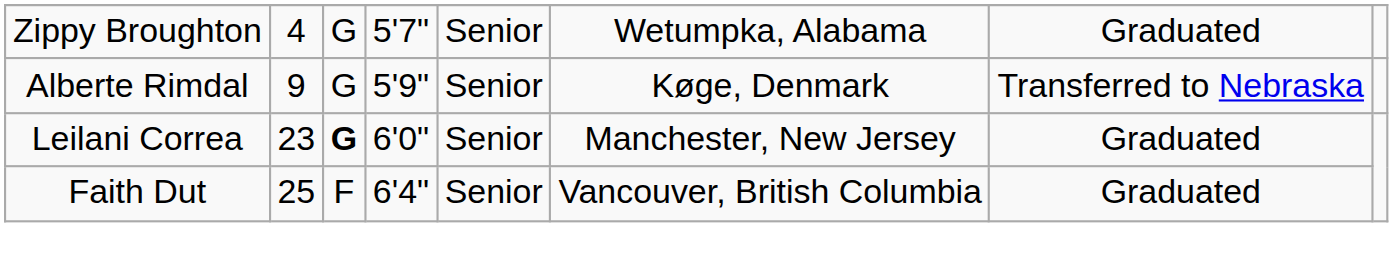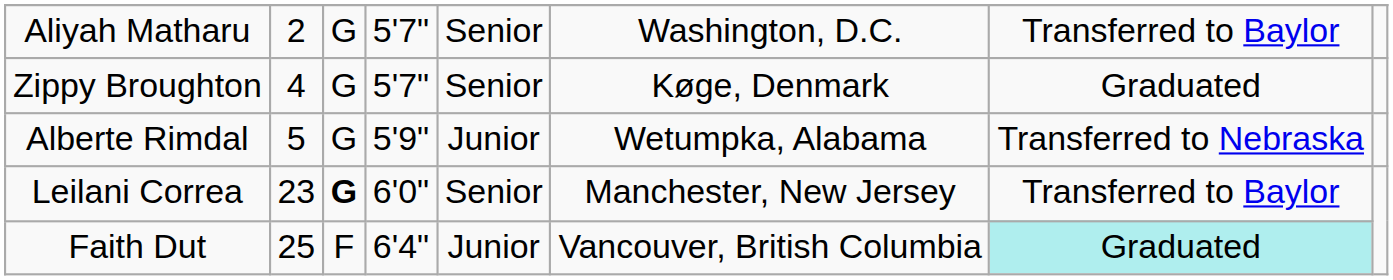+ row: (137, 31)
(770, 31) Wetumpka, Alabama -> (770, 85) Køge, Denmark
(296, 85) 9 -> (296, 138) 5
(494, 85) Senior -> (494, 138) Junior
(770, 85) Køge, Denmark -> (770, 138) Wetumpka, Alabama
(1181, 138) Graduated -> (1181, 192) Transferred to Baylor
(494, 192) Senior -> (494, 246) Junior
(1181, 192) no background -> (1181, 246) paleturquoise background
